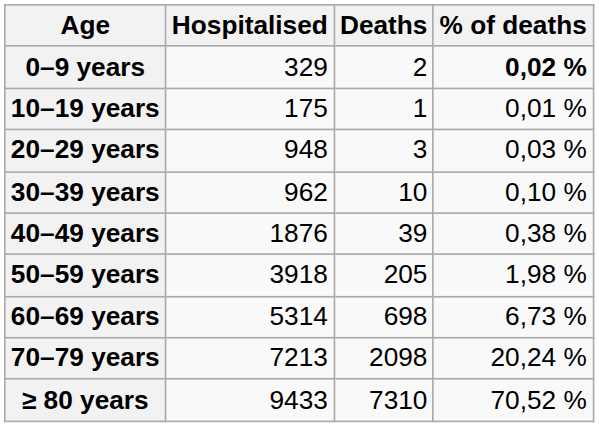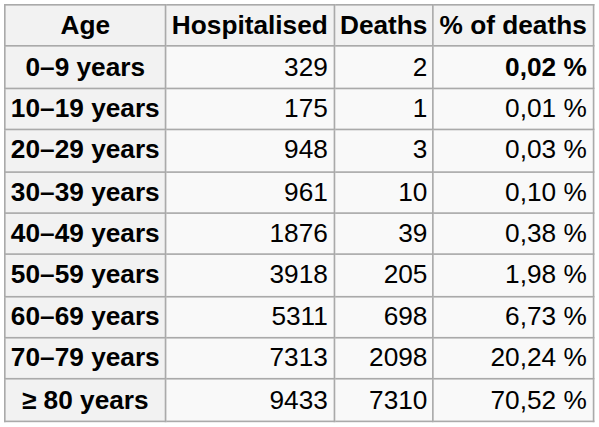(306, 191) 962 -> (306, 191) 961
(299, 316) 5314 -> (300, 316) 5311
(299, 358) 7213 -> (299, 358) 7313
